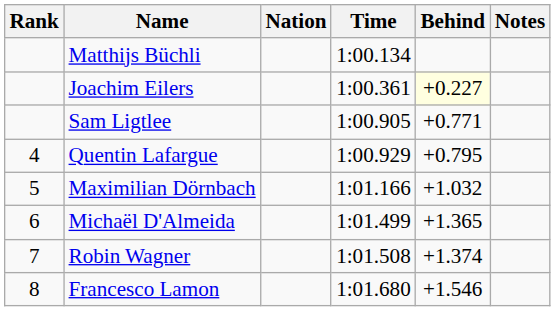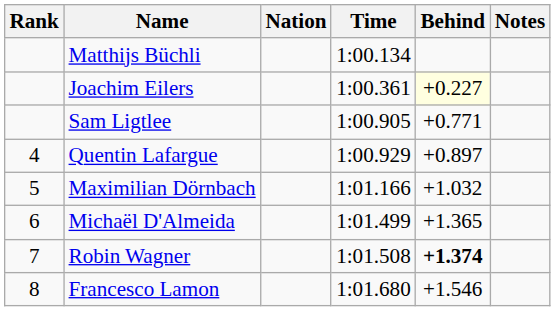(453, 155) +0.795 -> (453, 155) +0.897
(453, 255) normal -> (453, 255) bold
